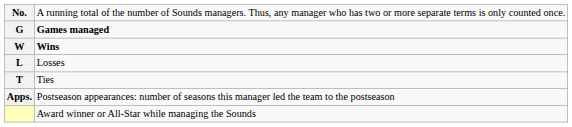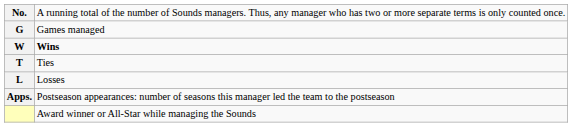(73, 29) bold -> (71, 29) normal
rows swapped: (19, 62) <-> (19, 79)
